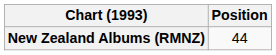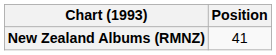(240, 38) 44 -> (240, 38) 41
